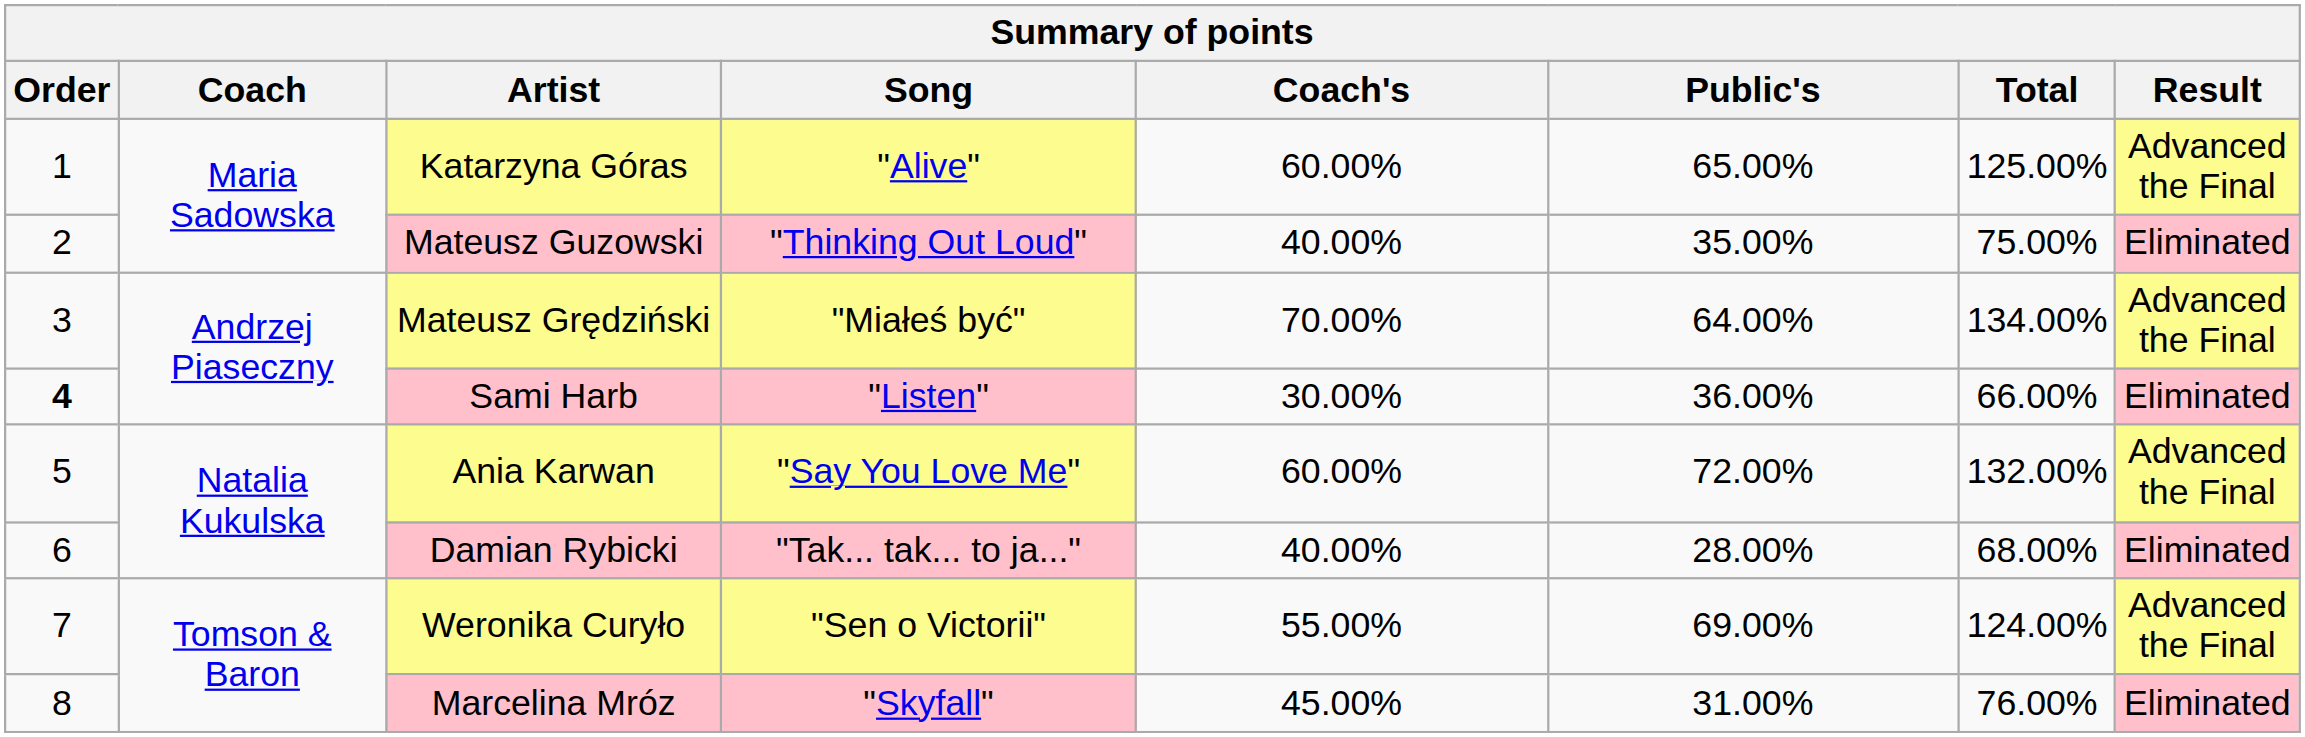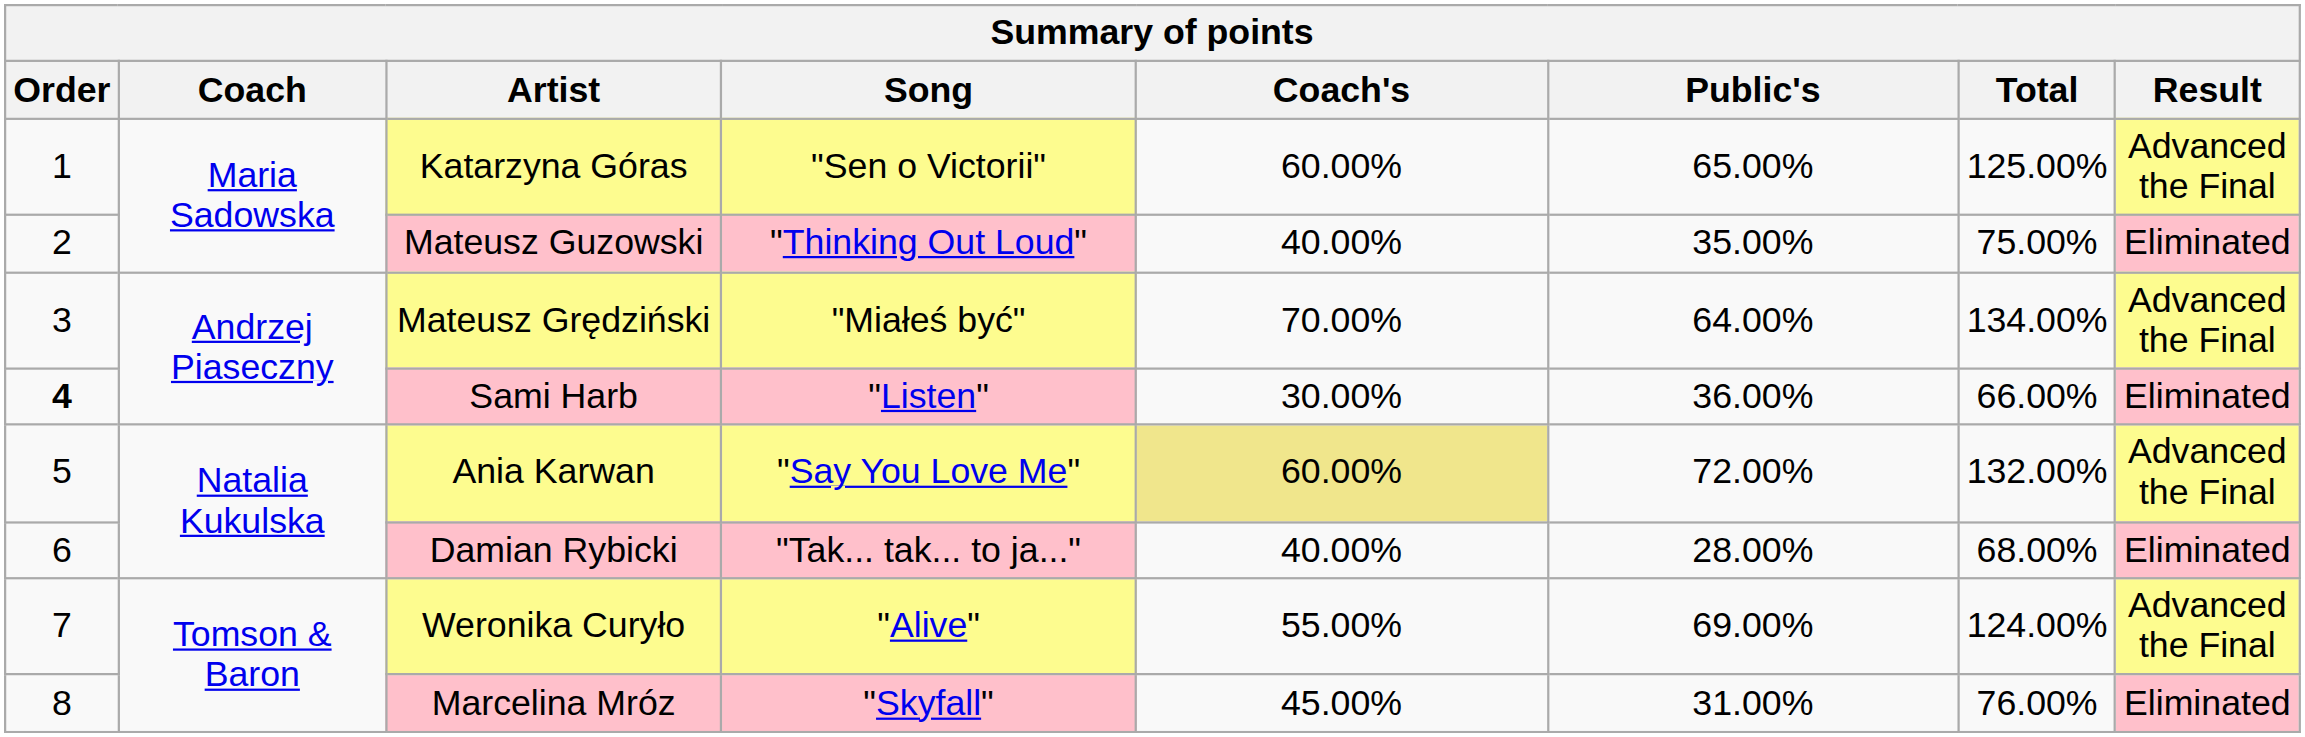(929, 166) "Alive" -> (929, 166) "Sen o Victorii"
(1342, 472) no background -> (1342, 472) khaki background
(929, 625) "Sen o Victorii" -> (929, 625) "Alive"
